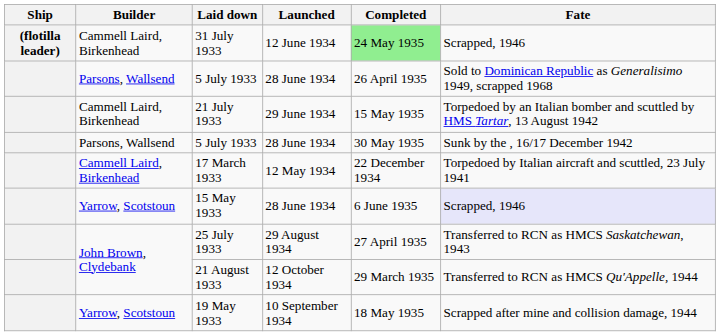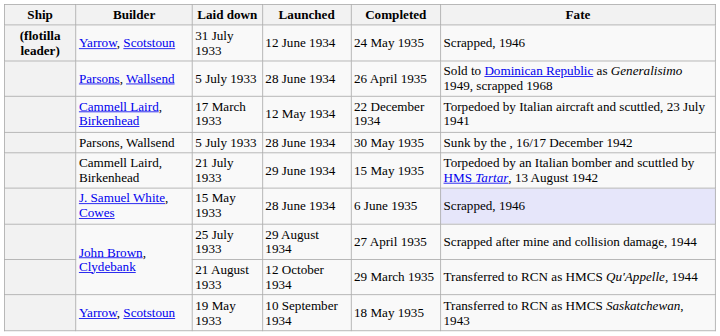(120, 43) Cammell Laird, Birkenhead -> (127, 43) Yarrow, Scotstoun
(389, 43) lightgreen background -> (389, 43) no background
rows swapped: (221, 170) <-> (214, 114)
(127, 206) Yarrow, Scotstoun -> (124, 206) J. Samuel White, Cowes
(564, 241) Transferred to RCN as HMCS Saskatchewan, 1943 -> (570, 241) Scrapped after mine and collision damage, 1944
(570, 312) Scrapped after mine and collision damage, 1944 -> (564, 312) Transferred to RCN as HMCS Saskatchewan, 1943
